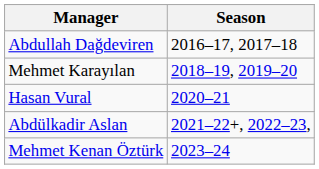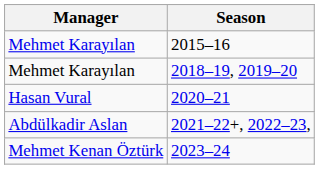+ row: (200, 44)
- row: (234, 44)
